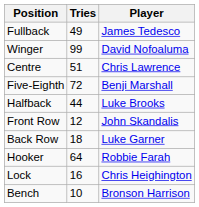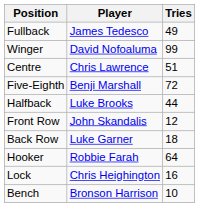columns swapped: (147, 13) <-> (83, 13)
